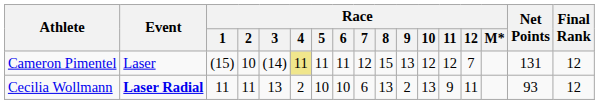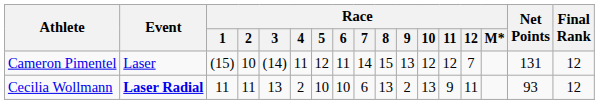(301, 63) khaki background -> (301, 63) no background
(322, 63) 11 -> (322, 63) 12
(364, 63) 12 -> (364, 63) 14
